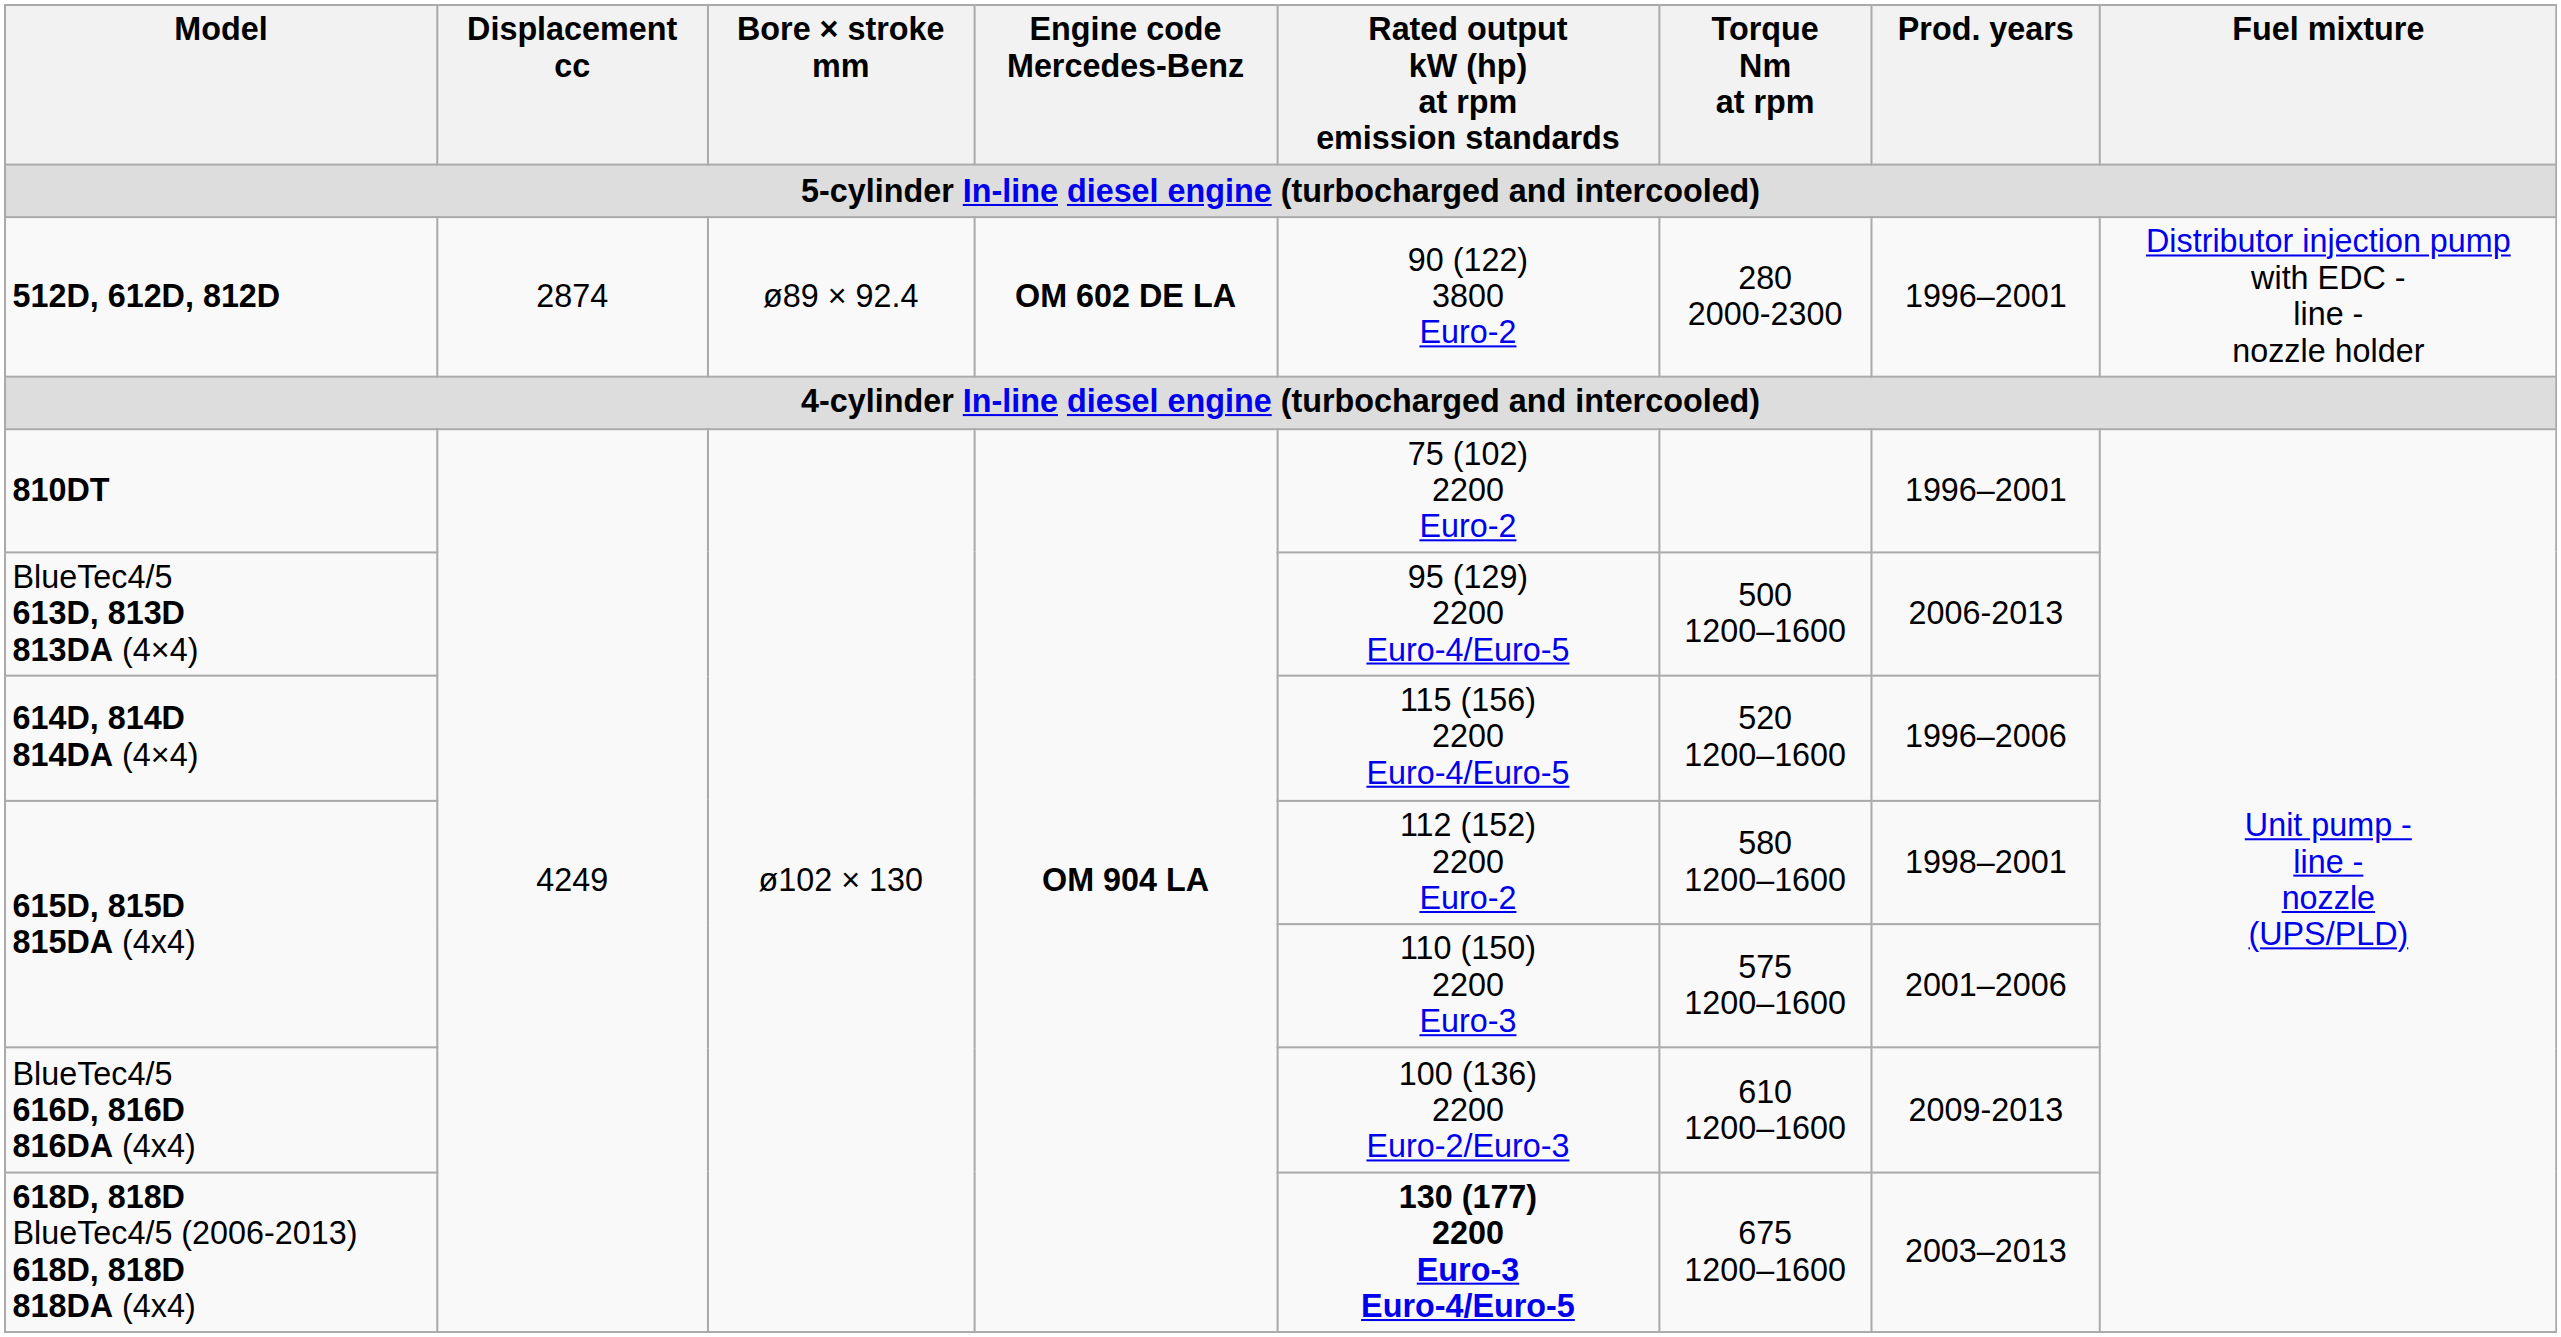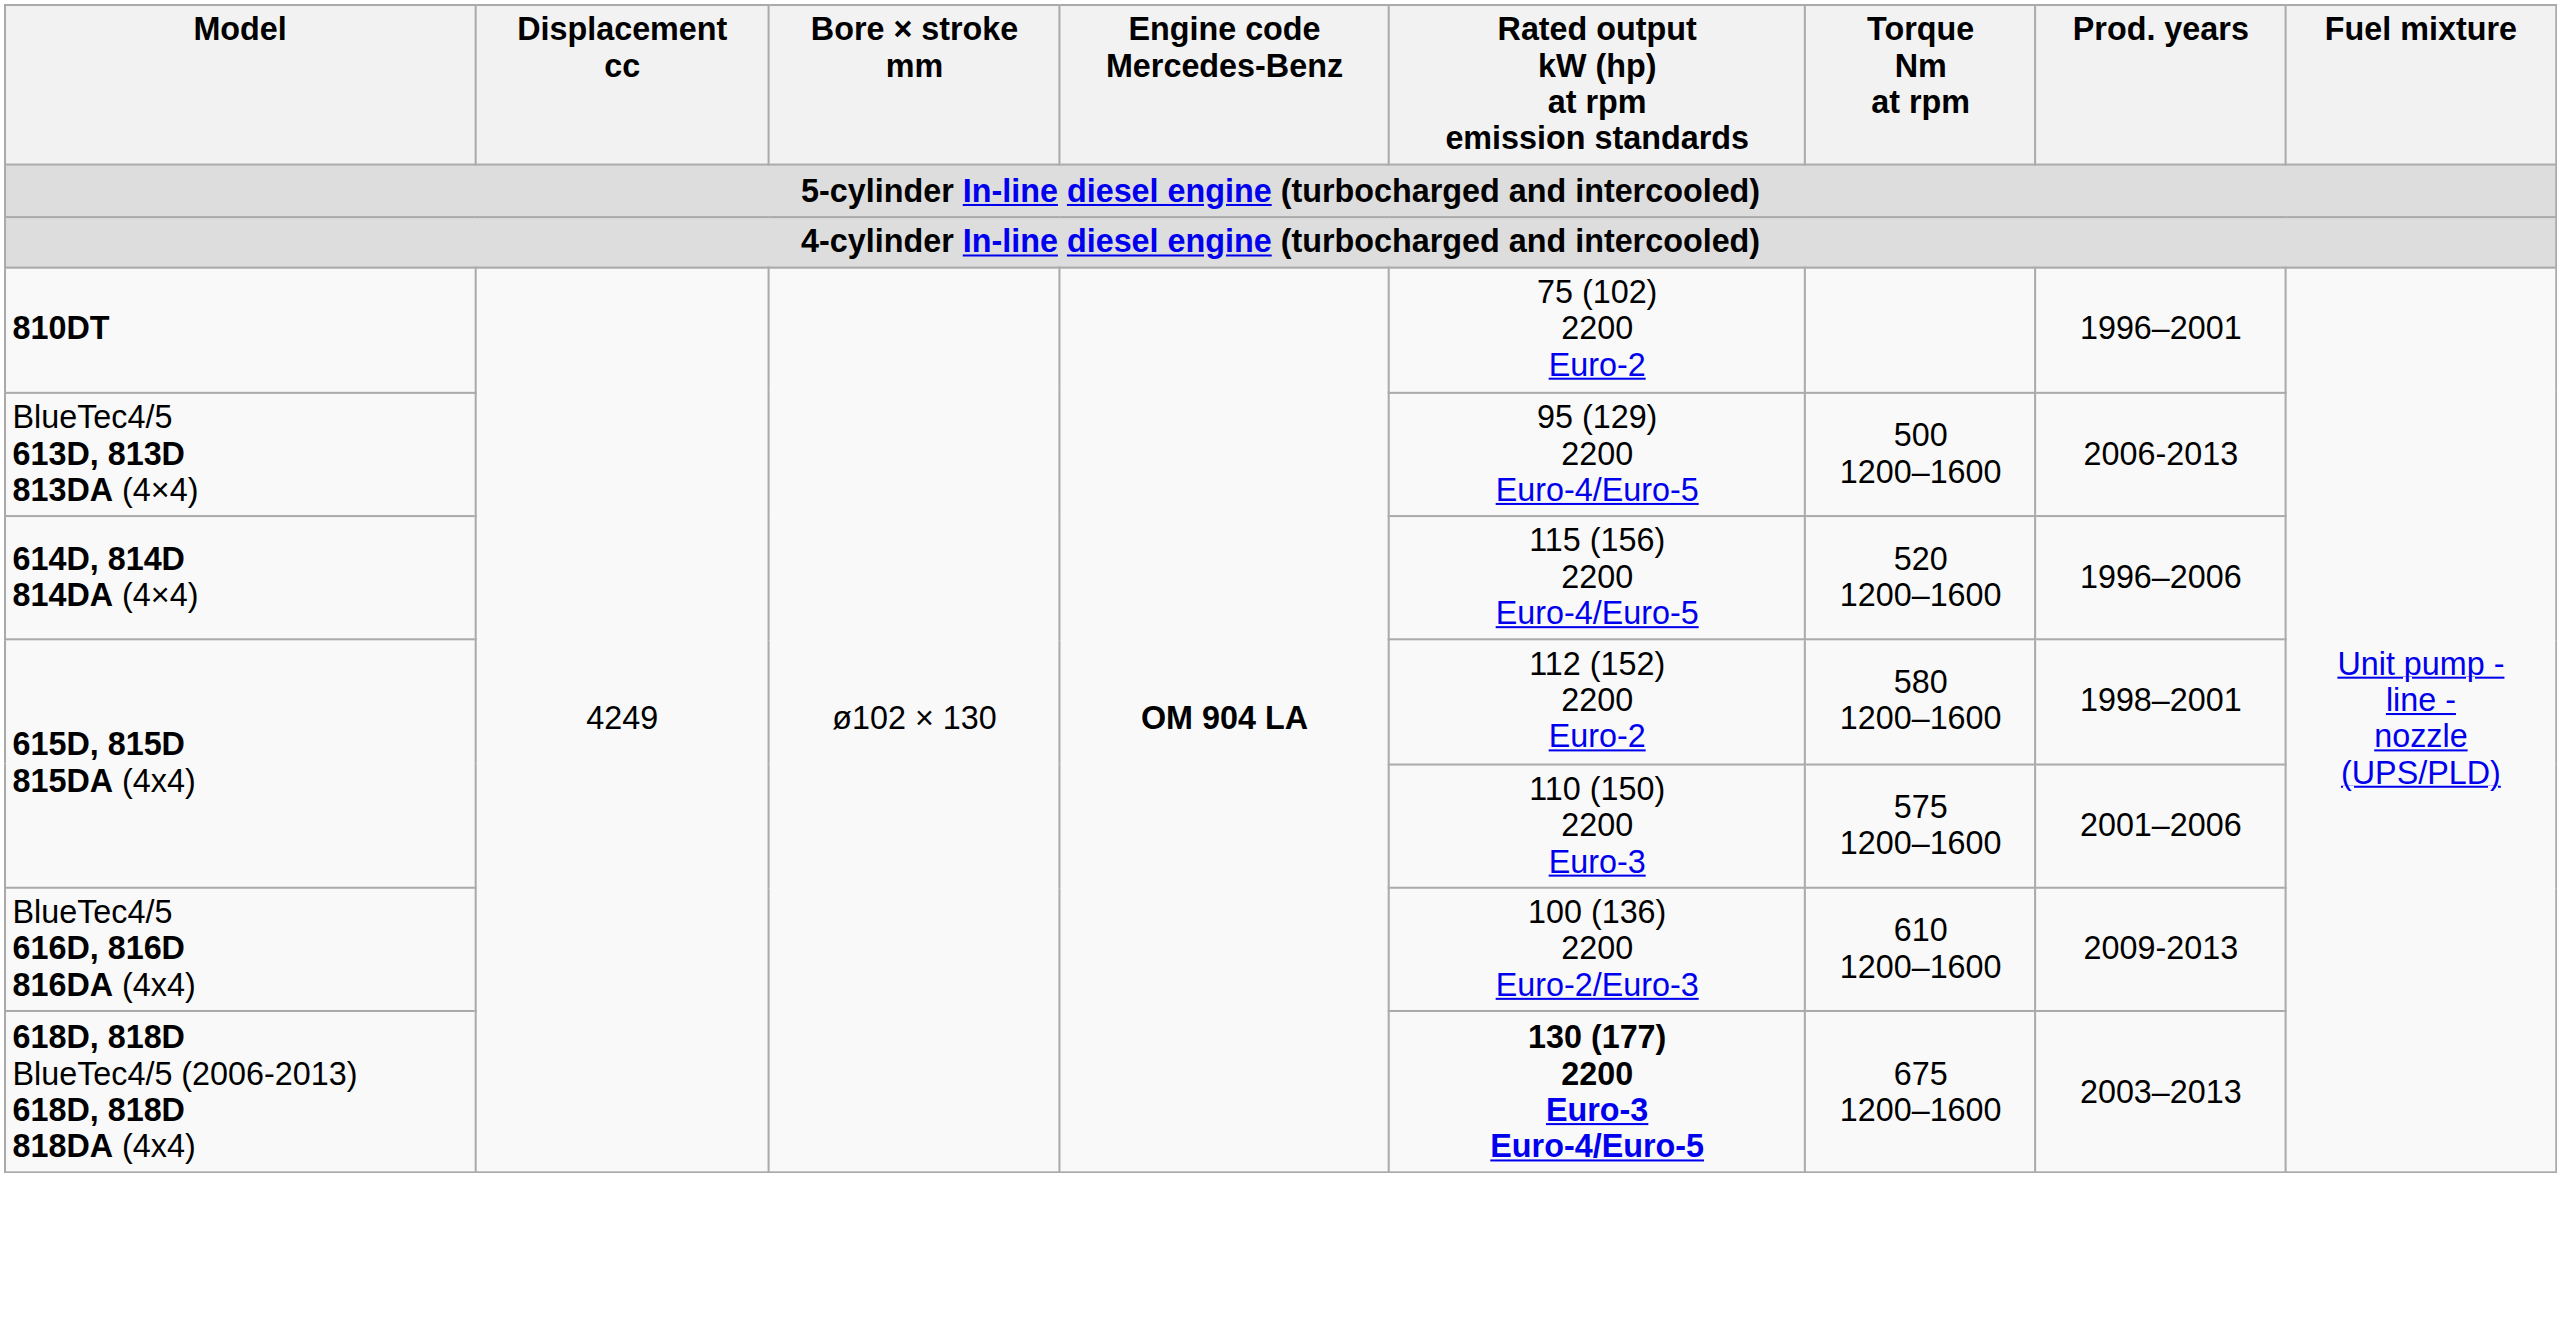- row: (146, 296)
